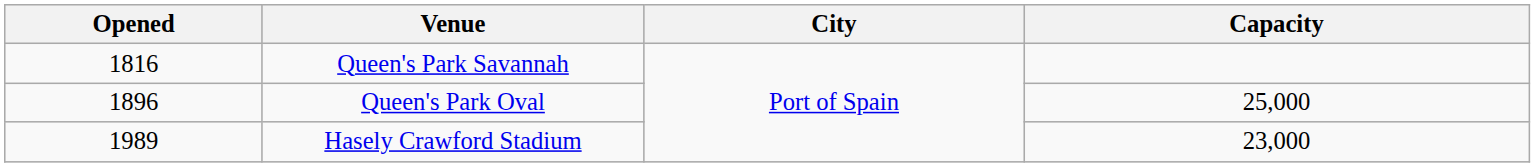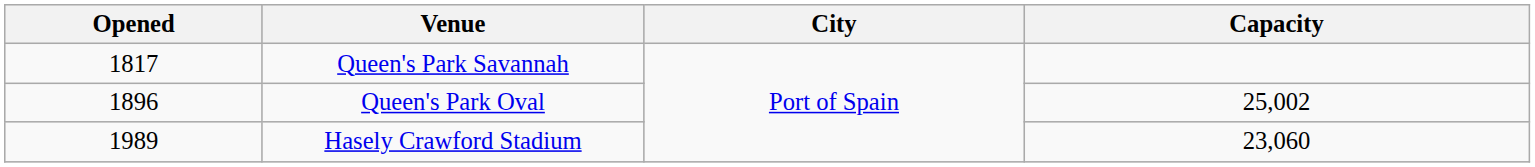(134, 63) 1816 -> (134, 63) 1817
(1277, 102) 25,000 -> (1277, 102) 25,002
(1277, 141) 23,000 -> (1277, 141) 23,060
